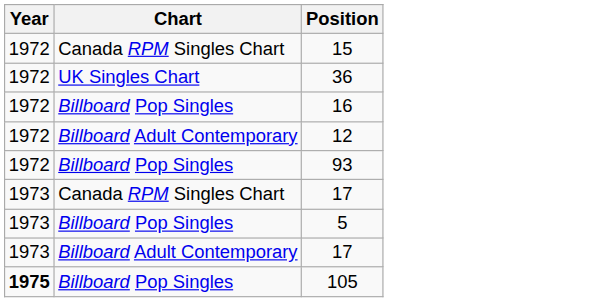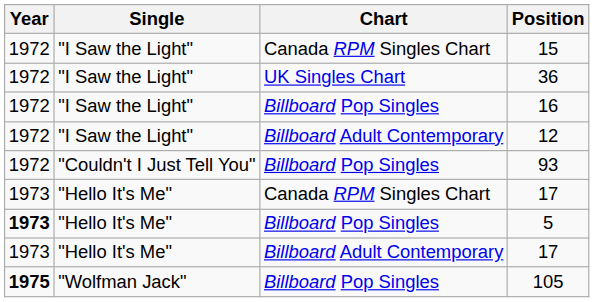+ column: (157, 19)
(29, 223) normal -> (29, 223) bold
